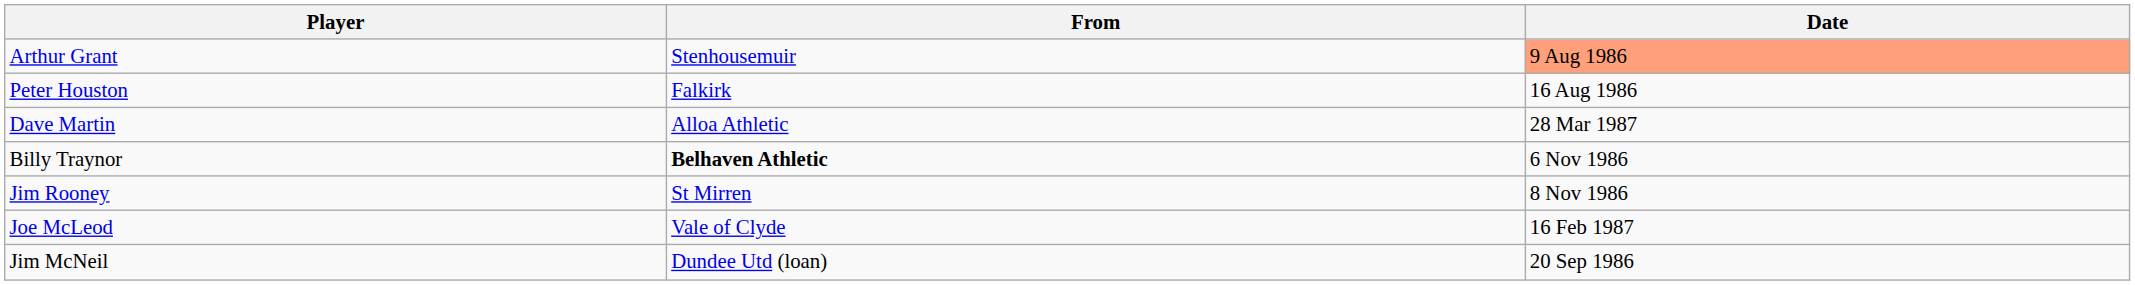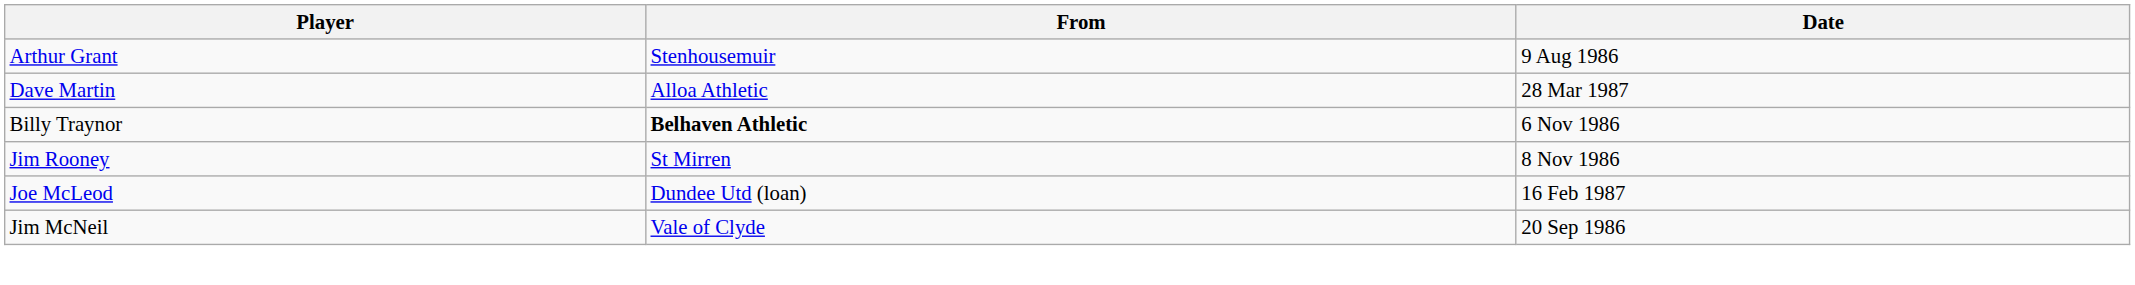(1578, 56) lightsalmon background -> (1570, 56) no background
- row: (69, 90)
(728, 227) Vale of Clyde -> (729, 193) Dundee Utd (loan)
(749, 262) Dundee Utd (loan) -> (708, 227) Vale of Clyde
